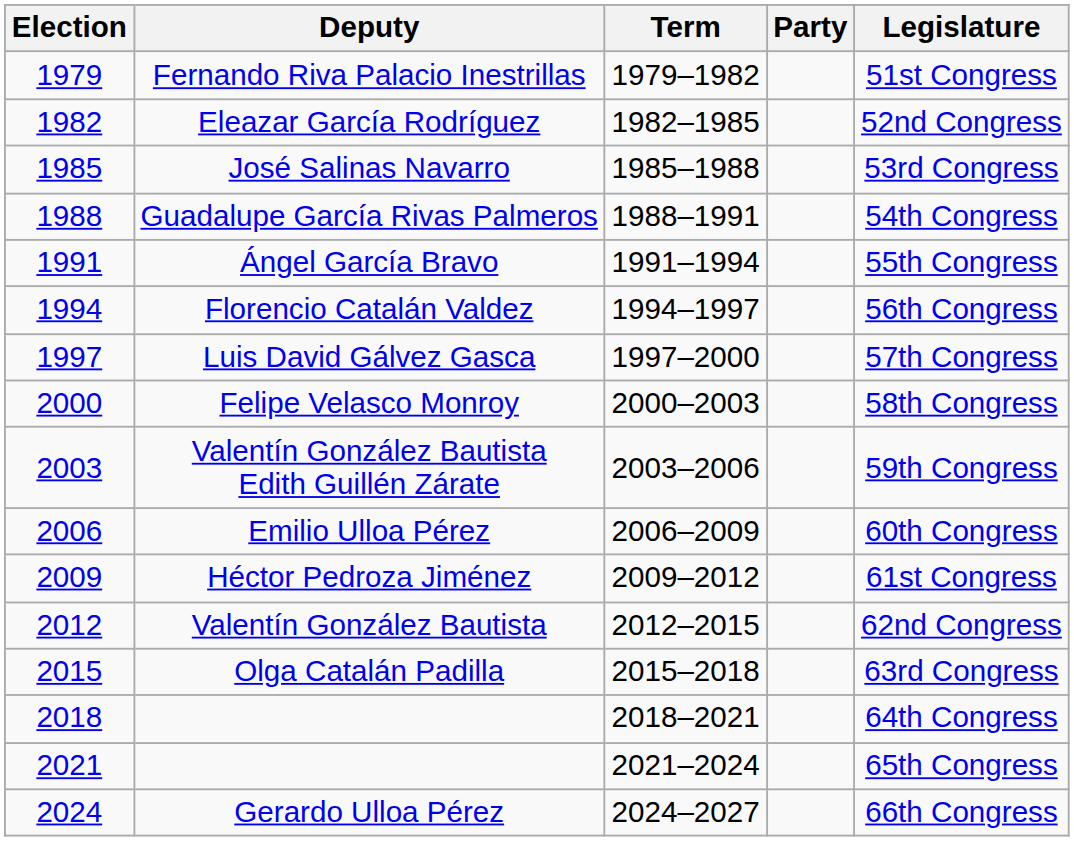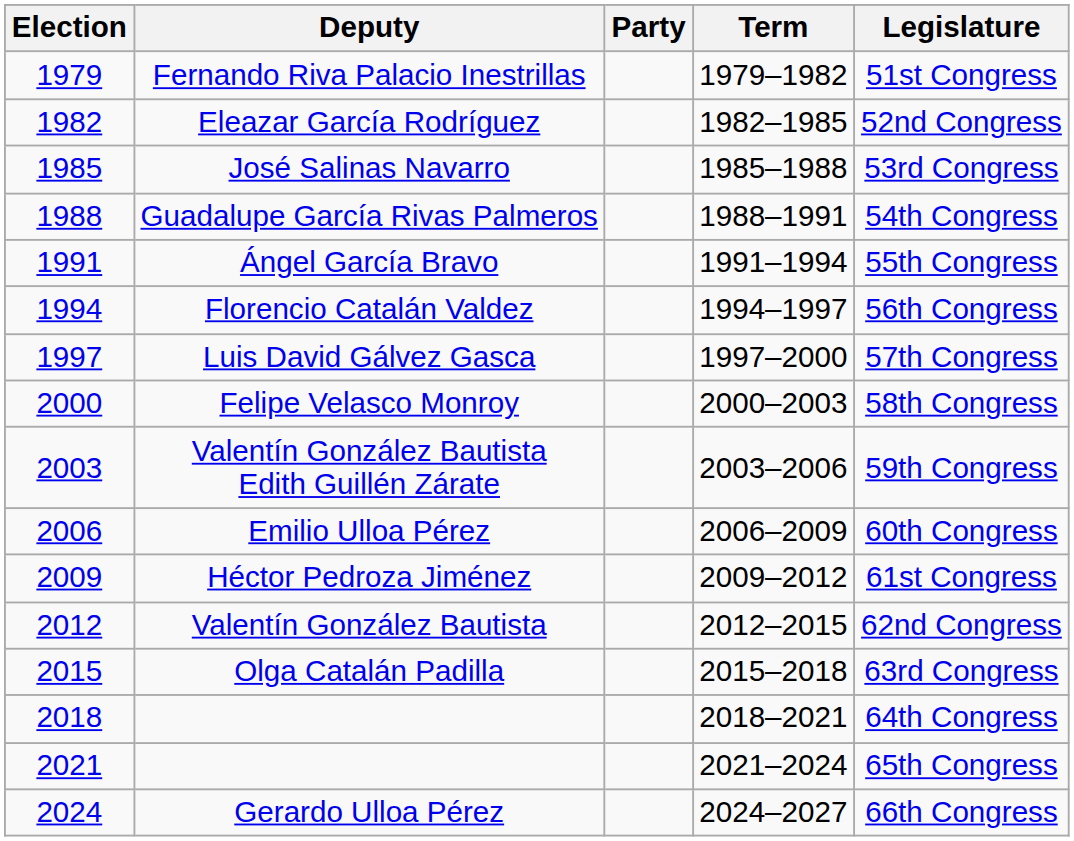columns swapped: (810, 27) <-> (686, 27)
